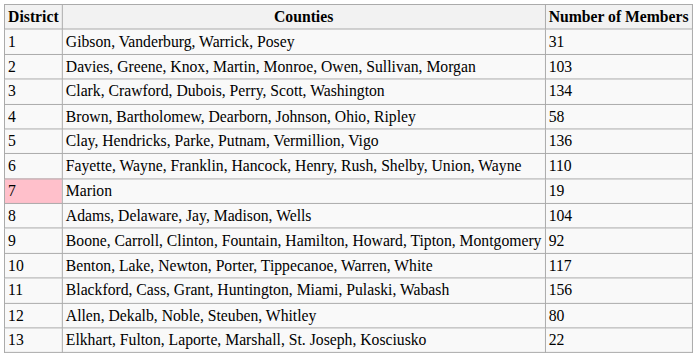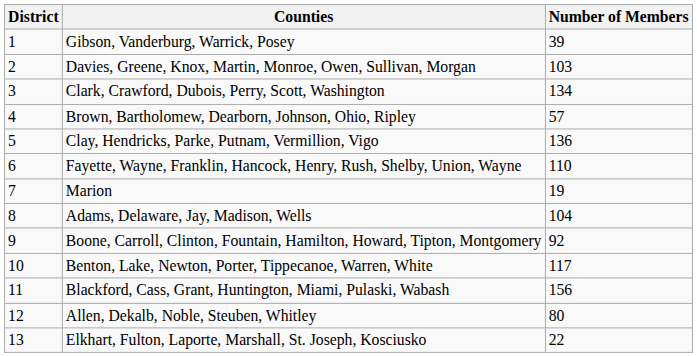(557, 41) 31 -> (557, 41) 39
(557, 116) 58 -> (557, 116) 57
(12, 191) pink background -> (12, 191) no background
